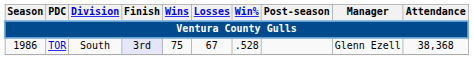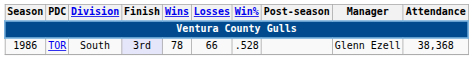(177, 47) 75 -> (177, 47) 78
(212, 47) 67 -> (212, 47) 66
